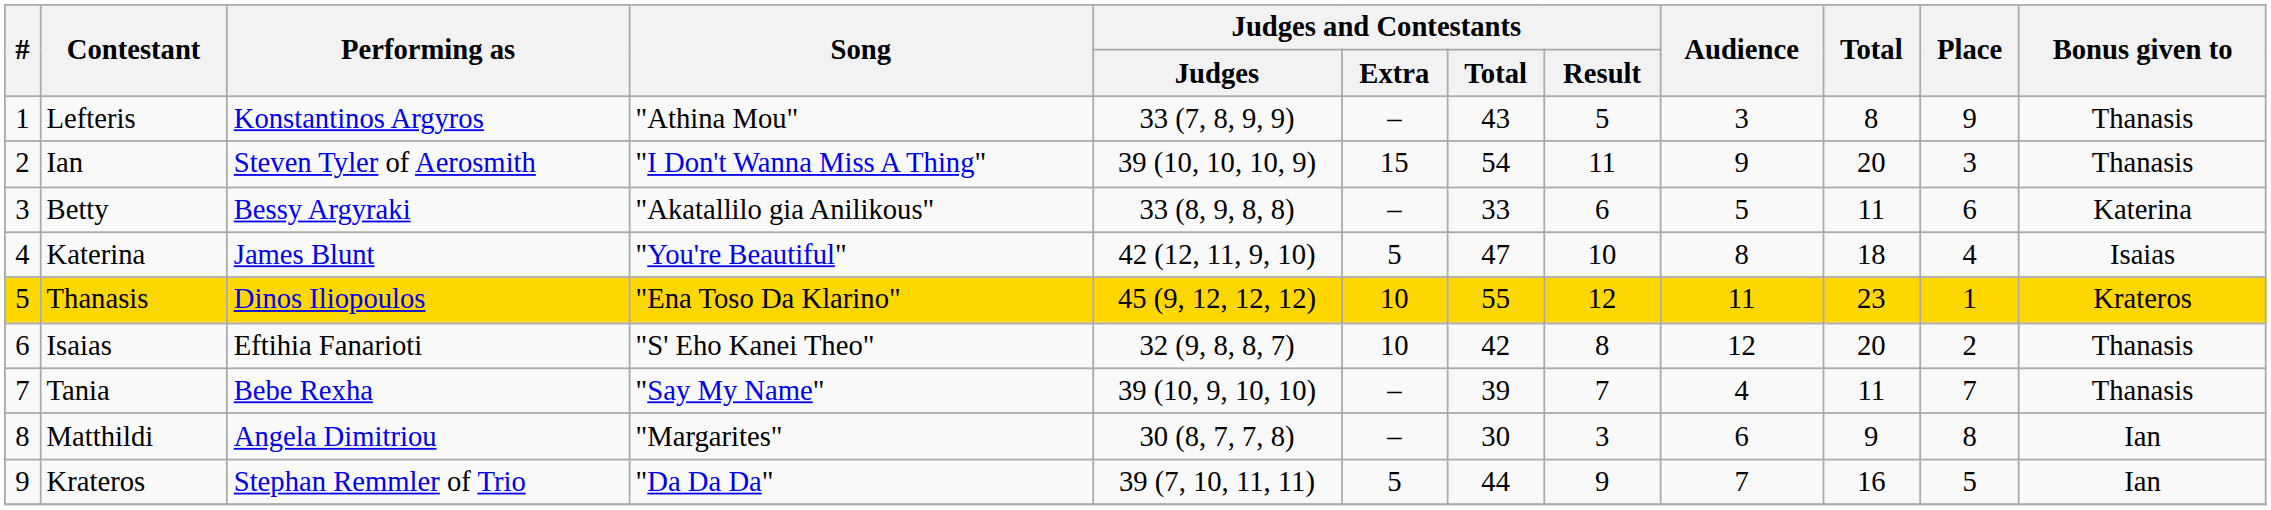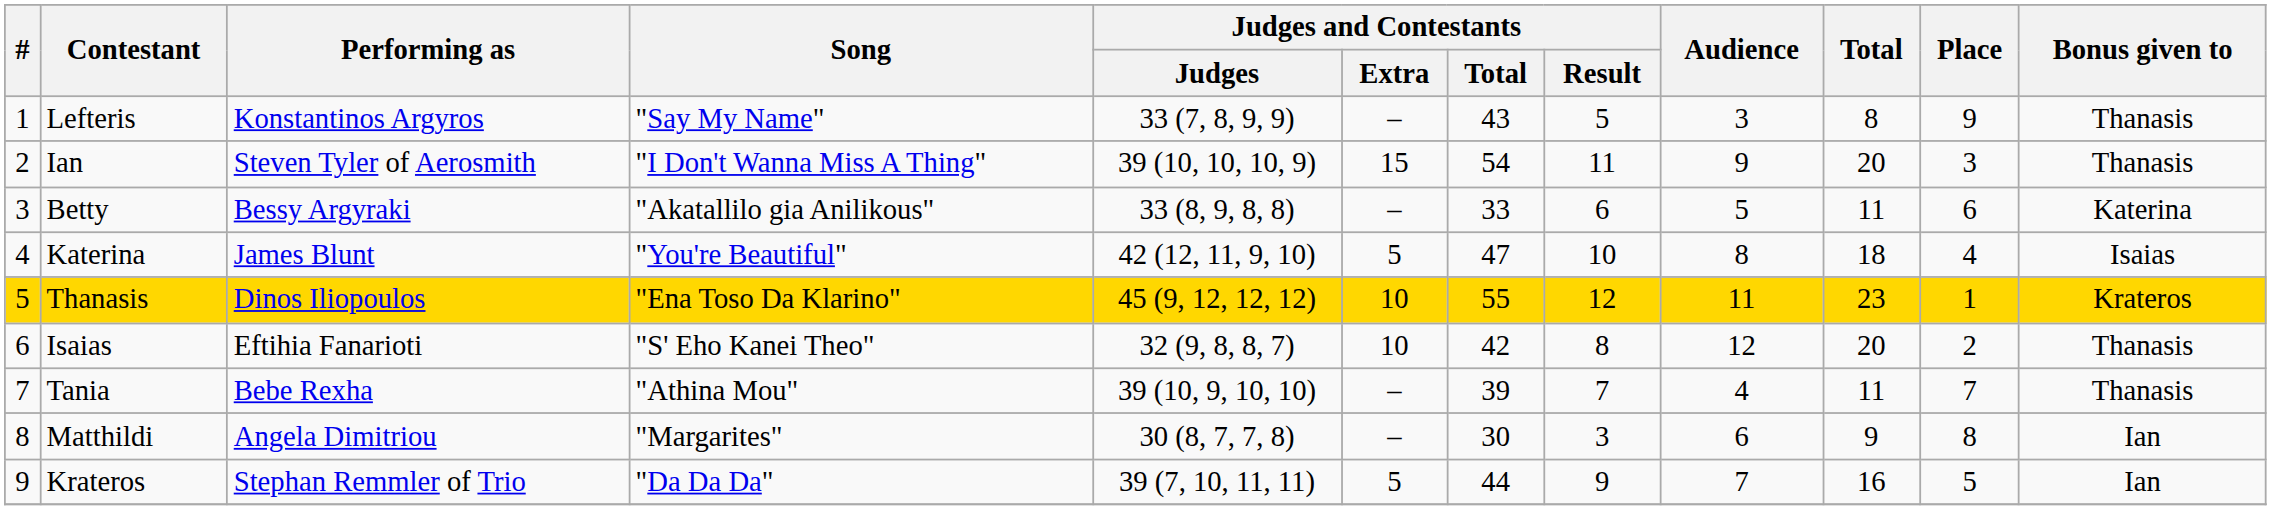(717, 118) "Athina Mou" -> (730, 118) "Say My Name"
(730, 390) "Say My Name" -> (717, 390) "Athina Mou"
